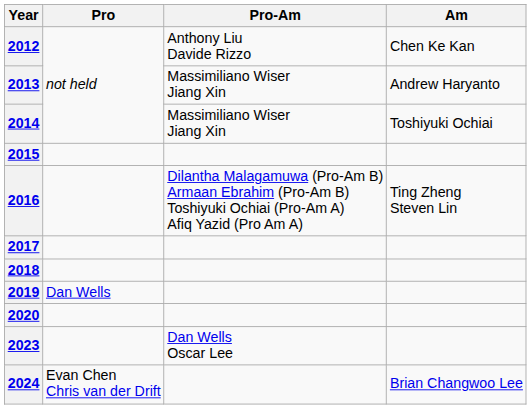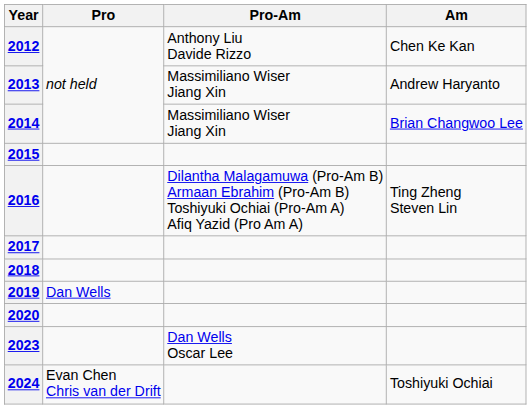(441, 123) Toshiyuki Ochiai -> (456, 123) Brian Changwoo Lee
(456, 384) Brian Changwoo Lee -> (441, 384) Toshiyuki Ochiai
